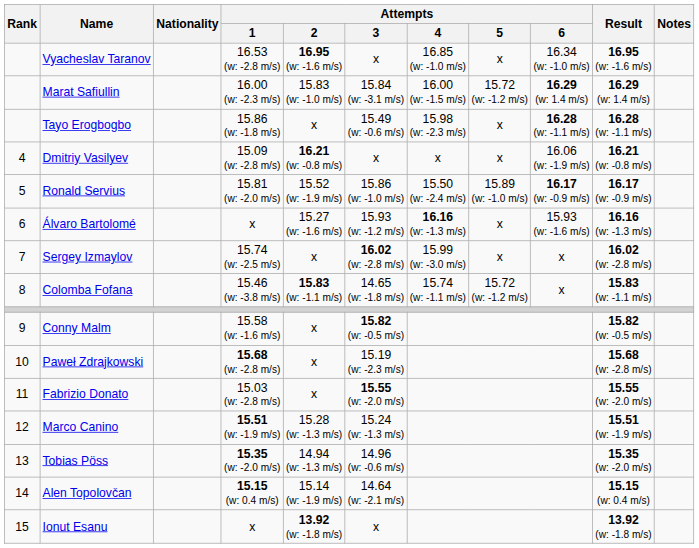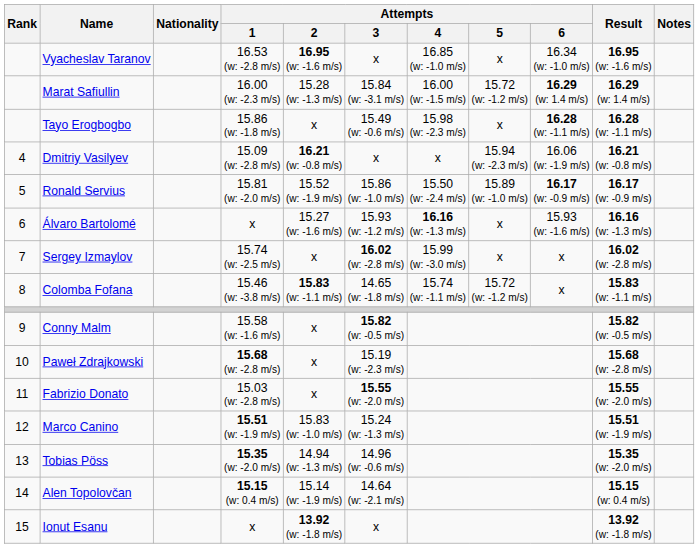(314, 92) 15.83 (w: -1.0 m/s) -> (314, 92) 15.28 (w: -1.3 m/s)
(500, 158) x -> (500, 158) 15.94 (w: -2.3 m/s)
(314, 427) 15.28 (w: -1.3 m/s) -> (314, 427) 15.83 (w: -1.0 m/s)
